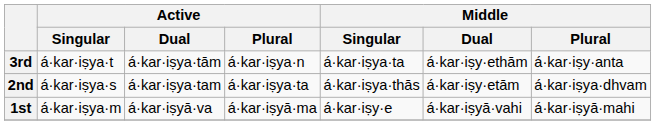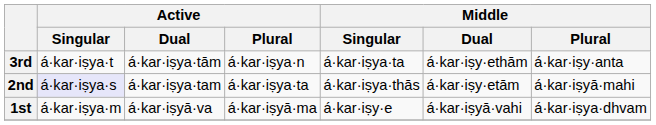(78, 85) no background -> (78, 85) lavender background
(591, 85) á·kar·iṣya·dhvam -> (584, 85) á·kar·iṣyā·mahi
(584, 108) á·kar·iṣyā·mahi -> (591, 108) á·kar·iṣya·dhvam
